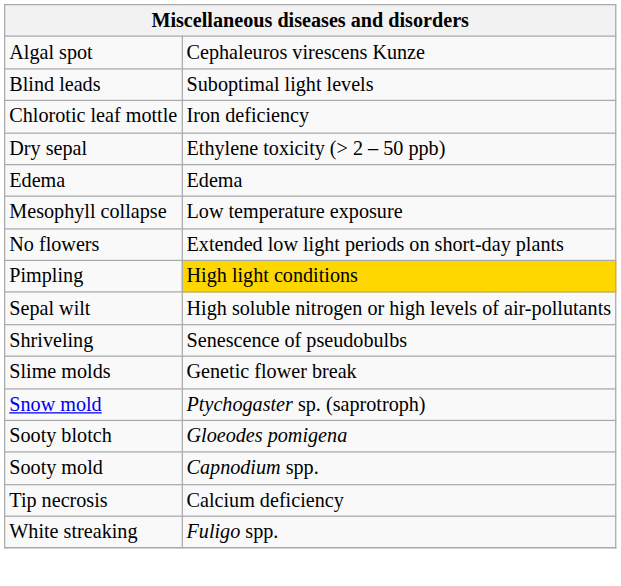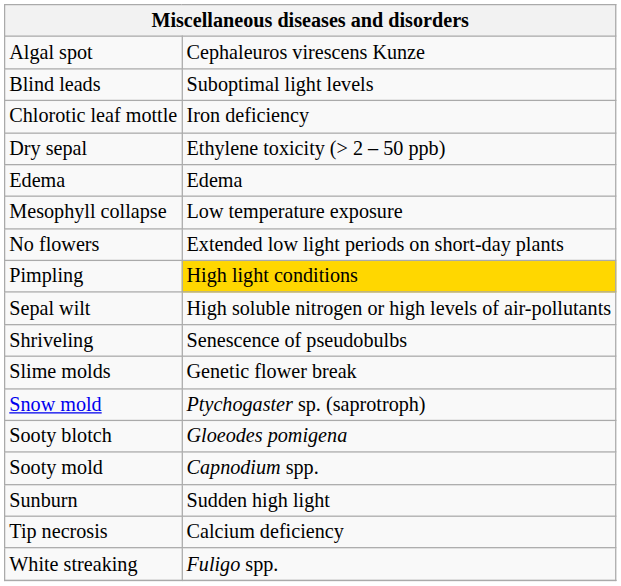+ row: (43, 500)
